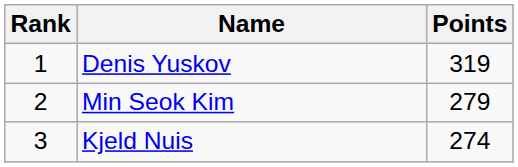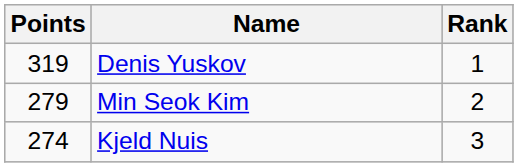columns swapped: (41, 24) <-> (470, 24)
